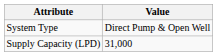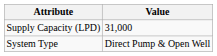rows swapped: (32, 28) <-> (53, 43)
